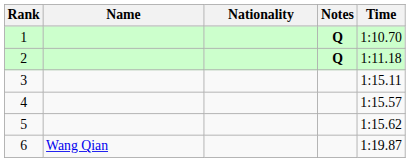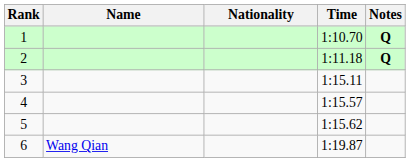columns swapped: (381, 15) <-> (337, 15)
